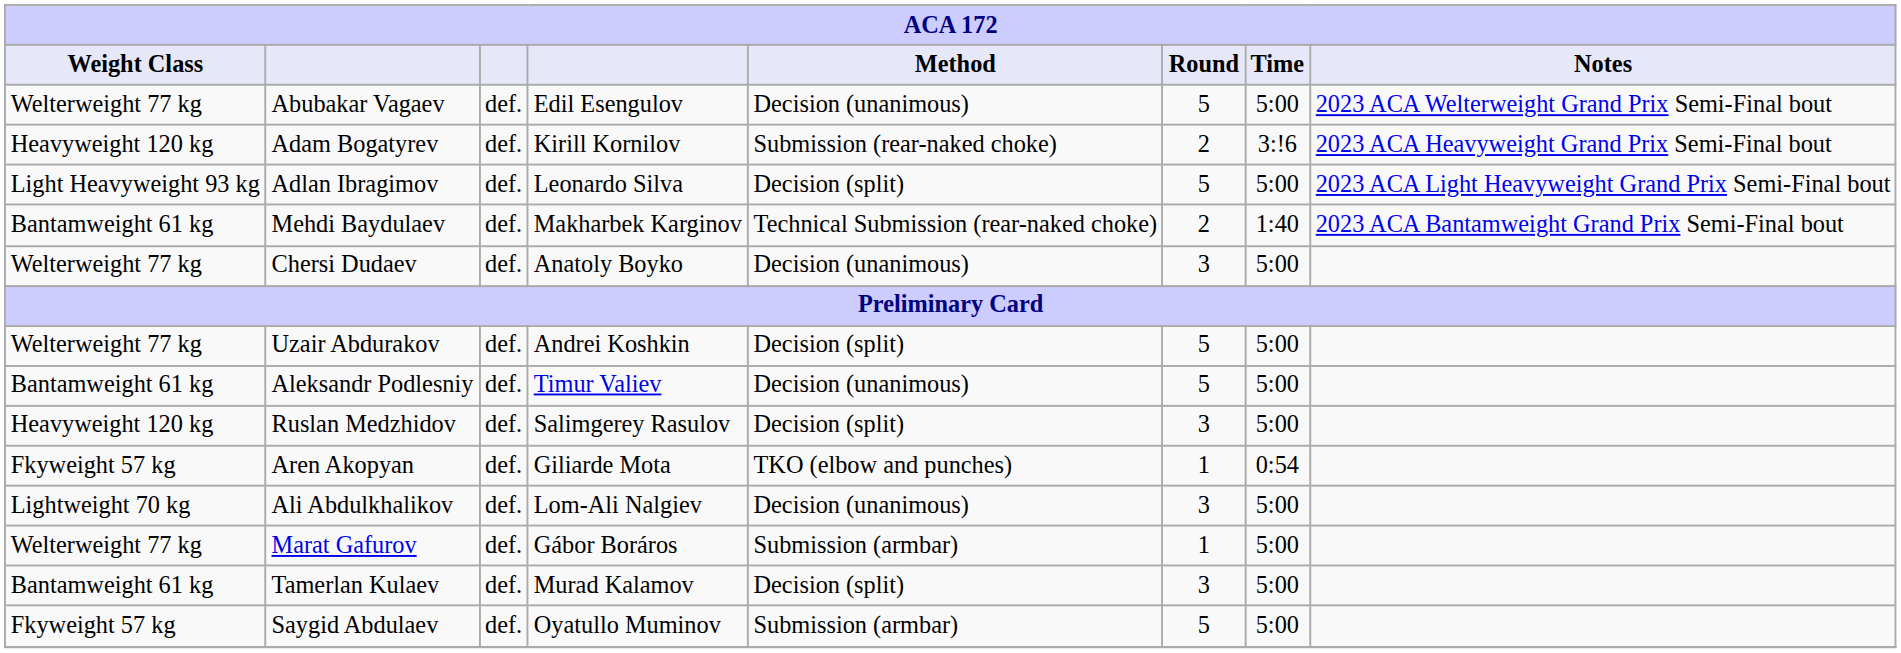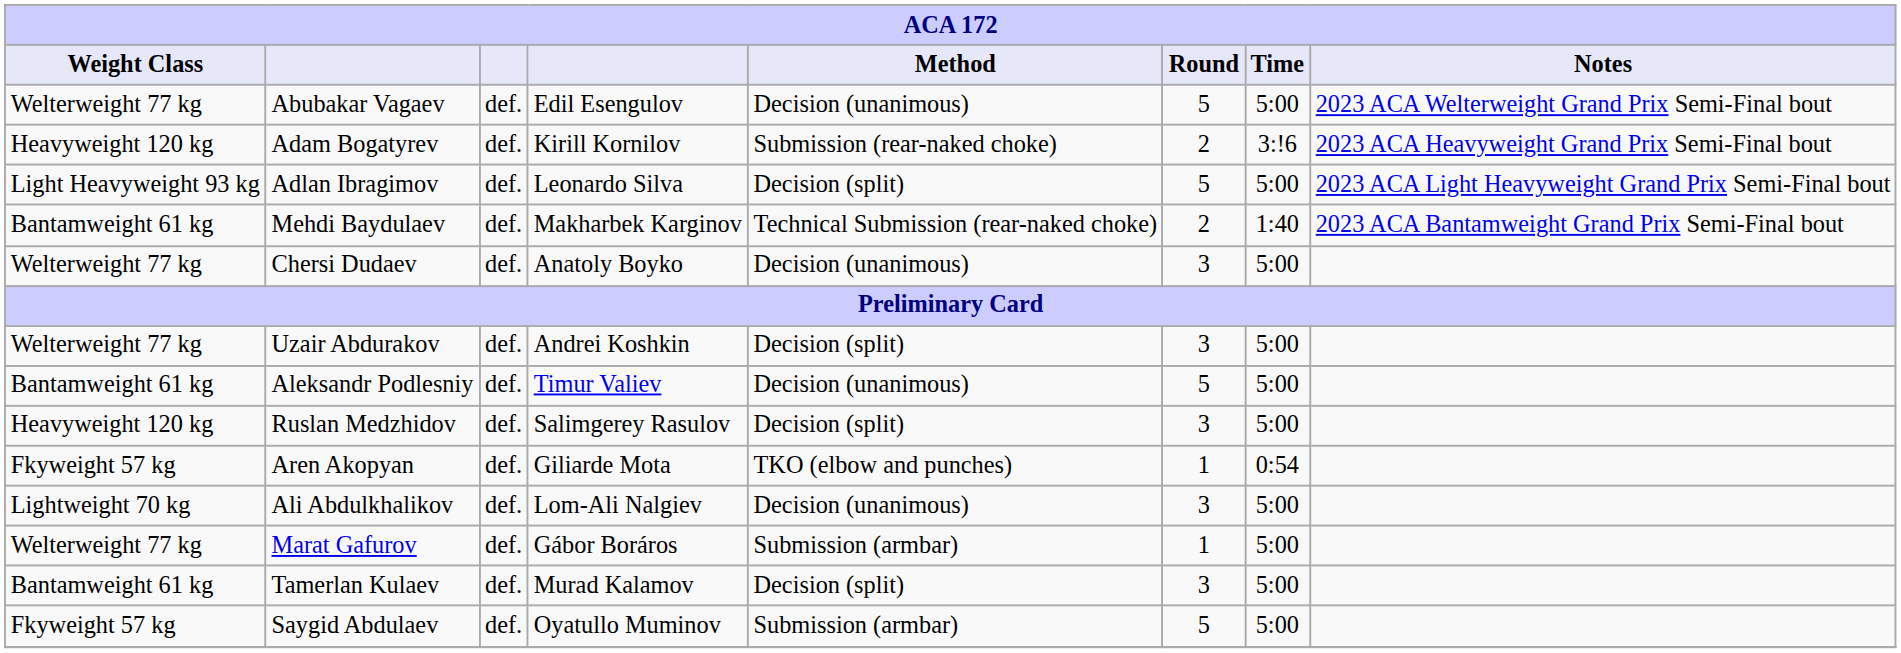(1204, 344) 5 -> (1204, 344) 3
